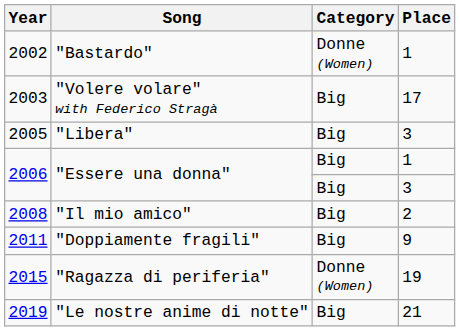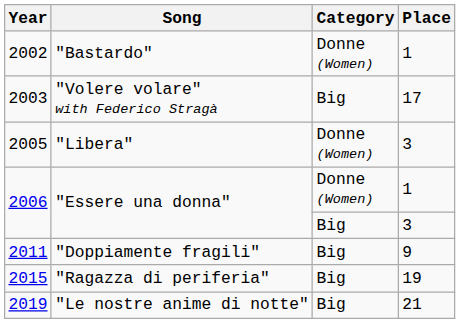(331, 135) Big -> (345, 144) Donne (Women)
(331, 161) Big -> (345, 189) Donne (Women)
- row: (28, 214)
(345, 276) Donne (Women) -> (331, 278) Big
